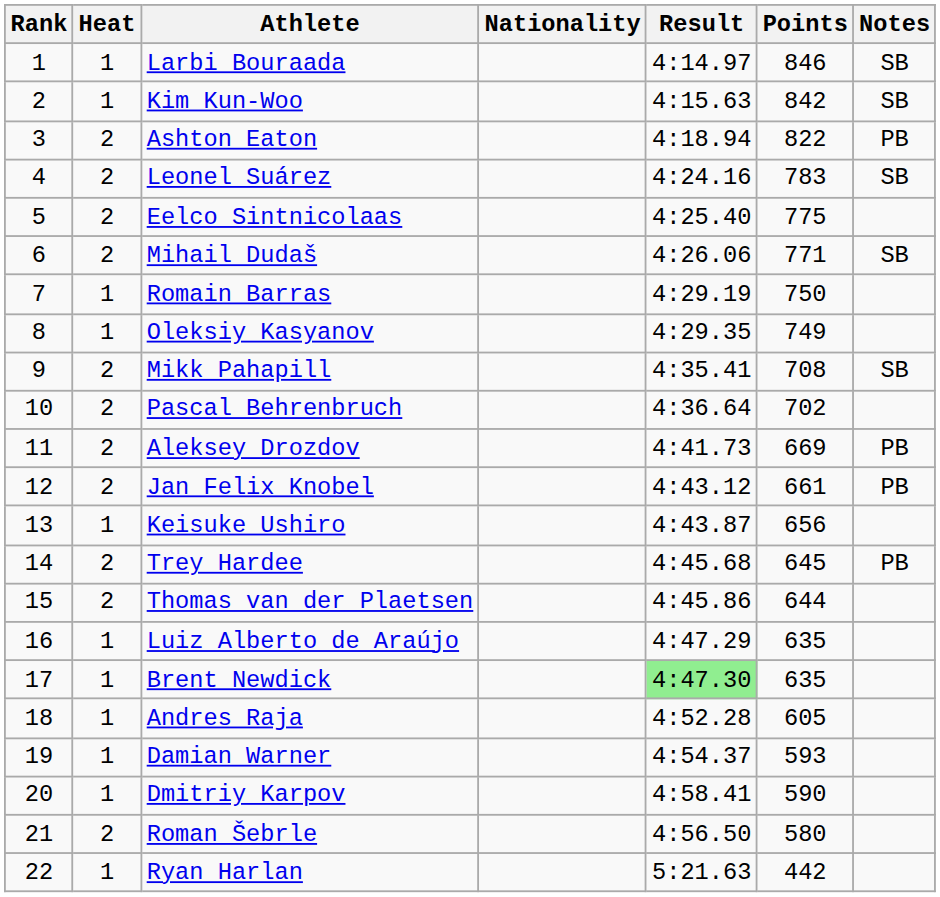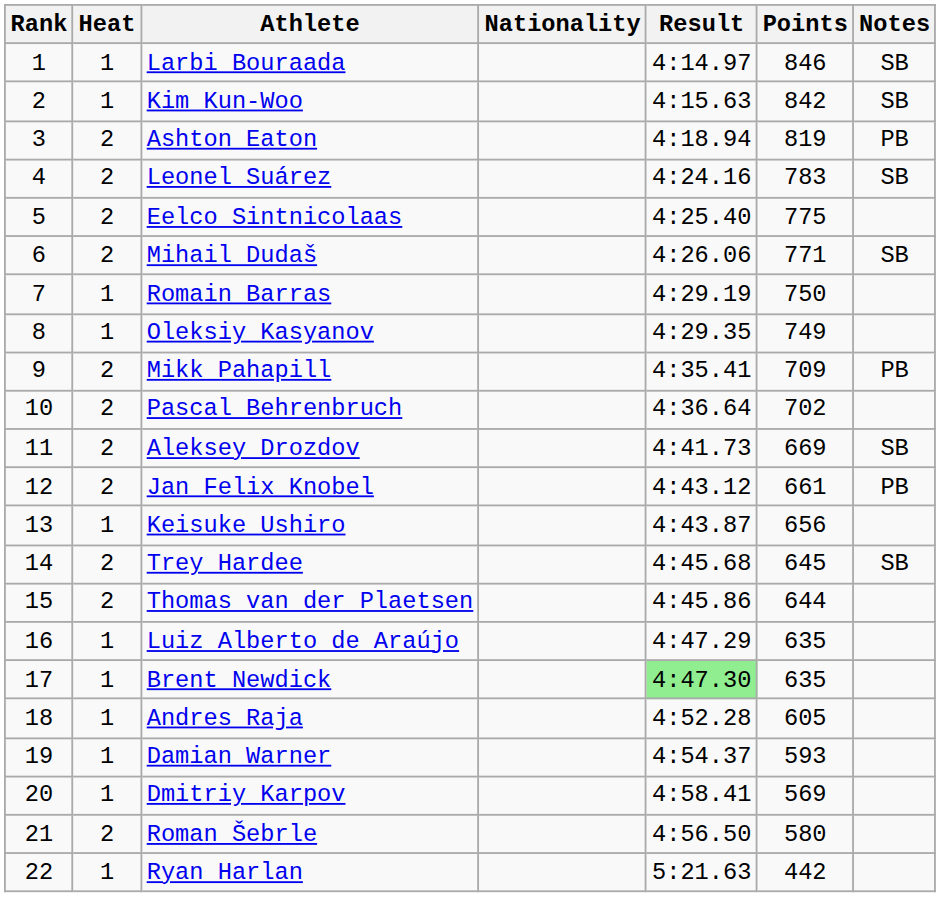(805, 140) 822 -> (805, 140) 819
(805, 371) 708 -> (805, 371) 709
(895, 371) SB -> (895, 371) PB
(895, 448) PB -> (895, 448) SB
(895, 564) PB -> (895, 564) SB
(805, 795) 590 -> (805, 795) 569
